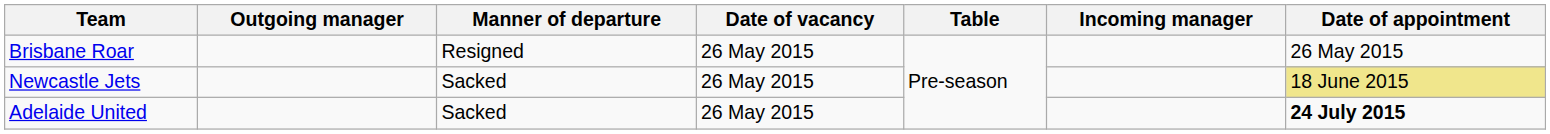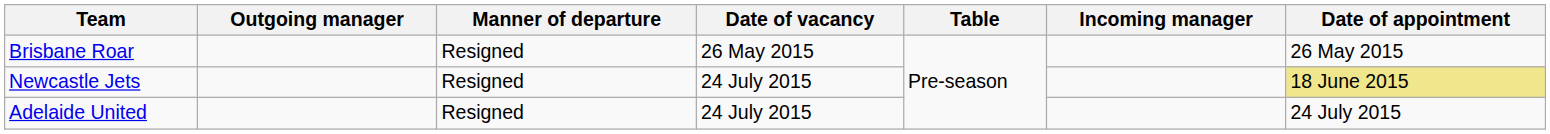(474, 81) Sacked -> (483, 81) Resigned
(757, 81) 26 May 2015 -> (756, 81) 24 July 2015
(474, 112) Sacked -> (483, 112) Resigned
(757, 112) 26 May 2015 -> (756, 112) 24 July 2015
(1348, 112) bold -> (1346, 112) normal
